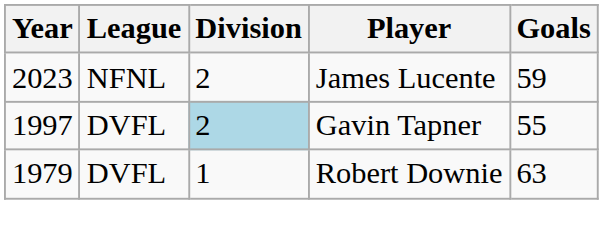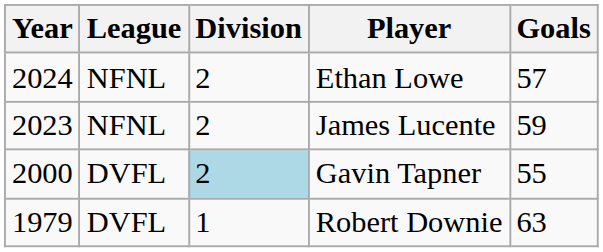+ row: (390, 76)
(42, 125) 1997 -> (42, 173) 2000
